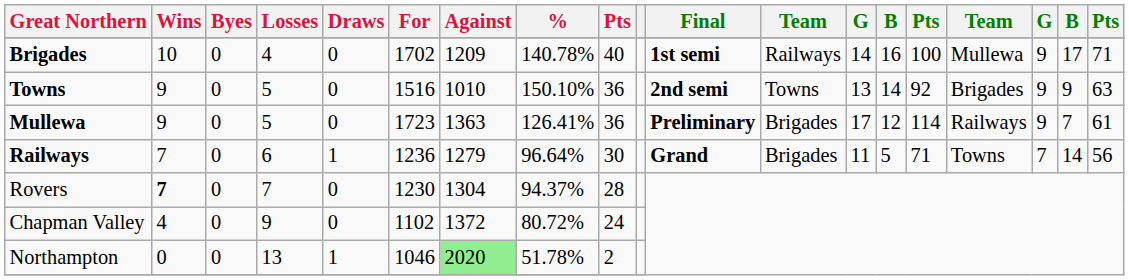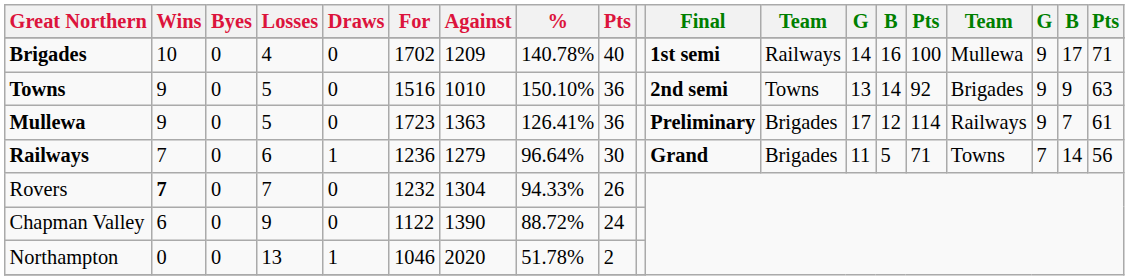(415, 189) 1230 -> (415, 189) 1232
(553, 189) 94.37% -> (553, 189) 94.33%
(614, 189) 28 -> (614, 189) 26
(162, 222) 4 -> (162, 222) 6
(414, 222) 1102 -> (414, 222) 1122
(465, 222) 1372 -> (465, 222) 1390
(553, 222) 80.72% -> (553, 222) 88.72%
(465, 256) lightgreen background -> (465, 256) no background
